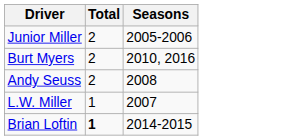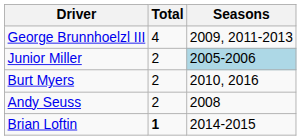+ row: (76, 37)
(159, 37) no background -> (223, 59) lightblue background
- row: (40, 102)
